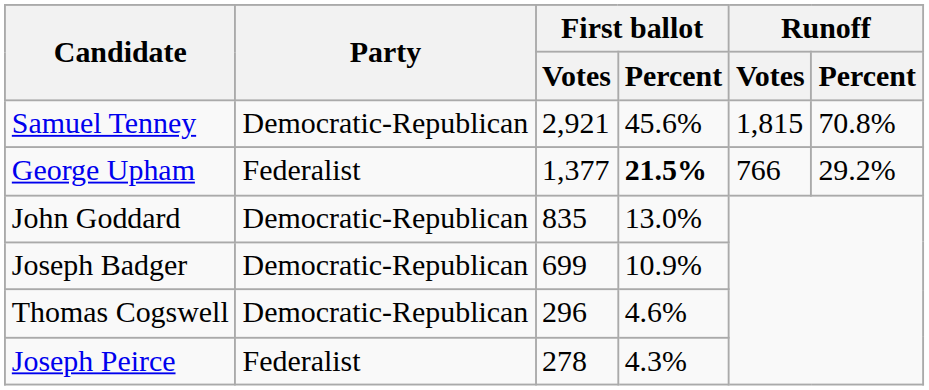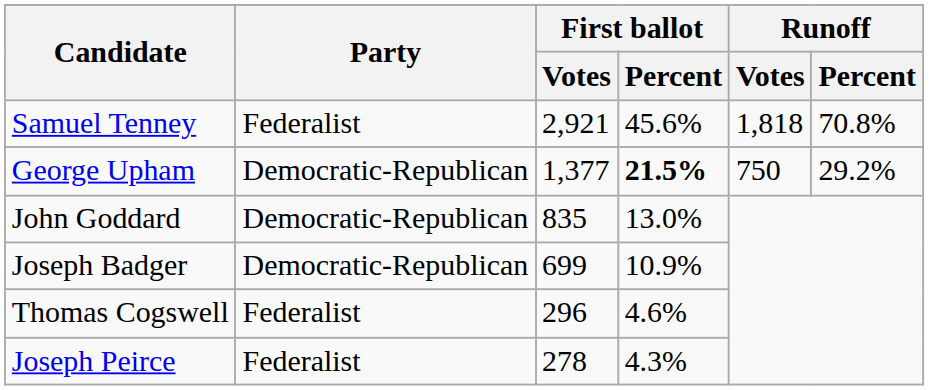(385, 123) Democratic-Republican -> (302, 123) Federalist
(770, 123) 1,815 -> (770, 123) 1,818
(302, 170) Federalist -> (385, 170) Democratic-Republican
(758, 170) 766 -> (758, 170) 750
(385, 312) Democratic-Republican -> (302, 312) Federalist
